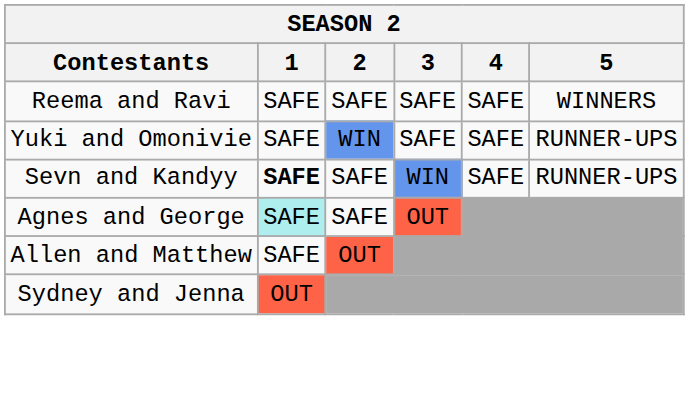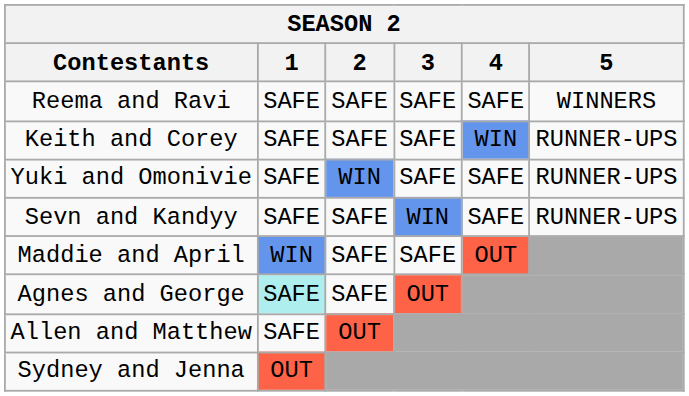+ row: (131, 140)
(292, 178) bold -> (292, 217) normal
+ row: (131, 256)
